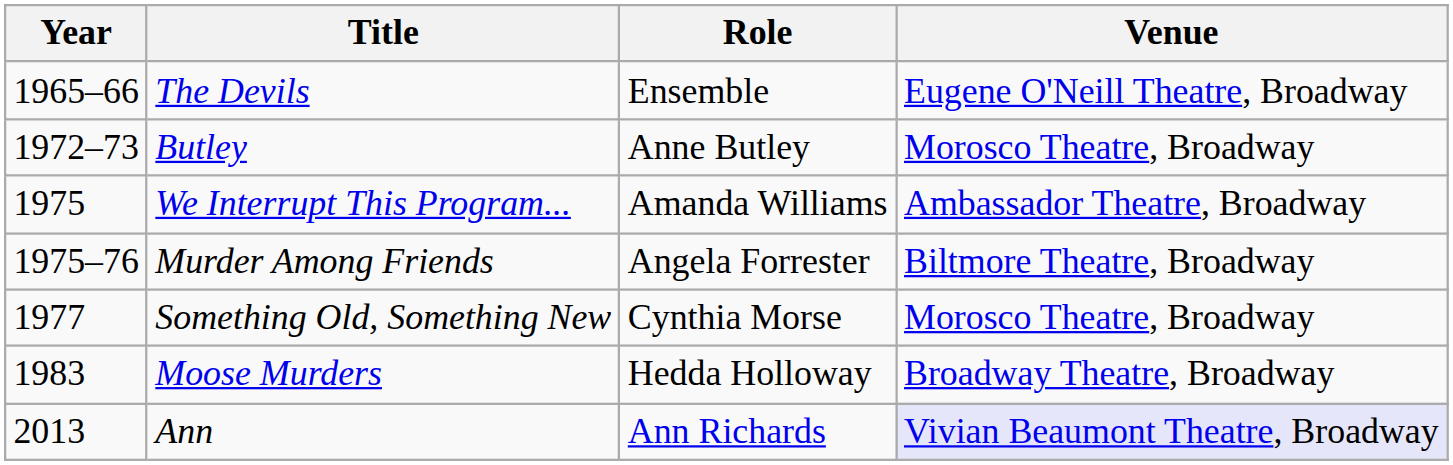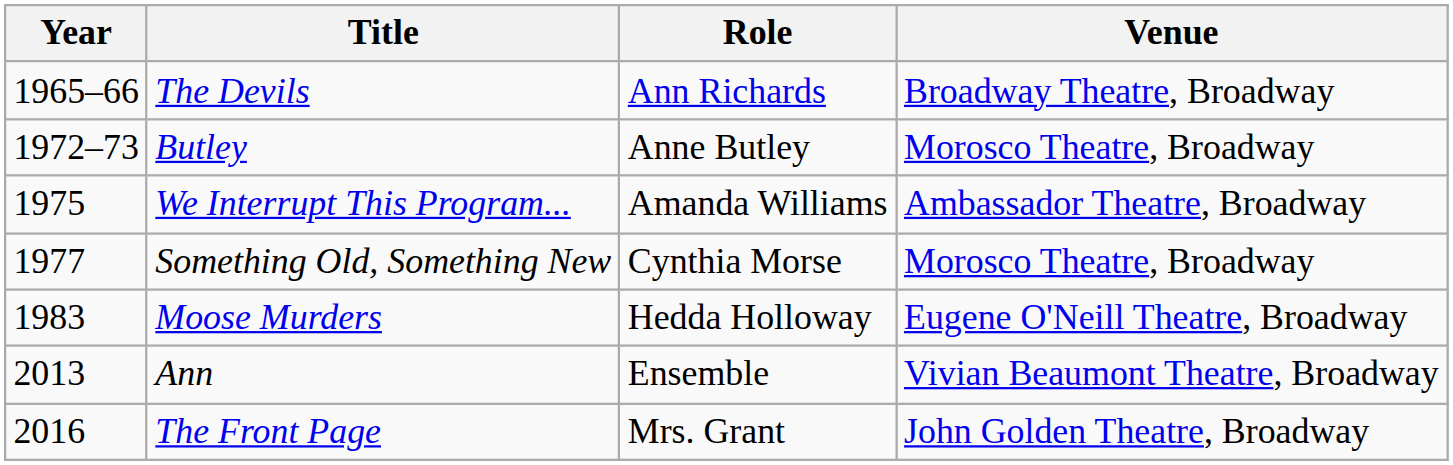(698, 89) Ensemble -> (727, 89) Ann Richards
(1156, 89) Eugene O'Neill Theatre, Broadway -> (1119, 89) Broadway Theatre, Broadway
- row: (325, 260)
(1119, 373) Broadway Theatre, Broadway -> (1156, 317) Eugene O'Neill Theatre, Broadway
(727, 430) Ann Richards -> (698, 373) Ensemble
(1171, 430) lavender background -> (1171, 373) no background
+ row: (268, 430)
